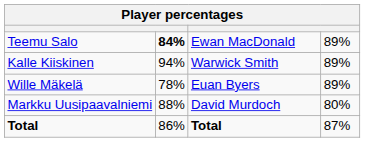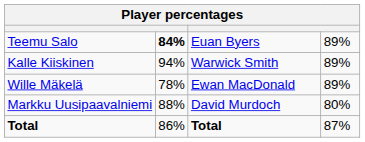(243, 42) Ewan MacDonald -> (225, 42) Euan Byers
(225, 84) Euan Byers -> (243, 84) Ewan MacDonald
